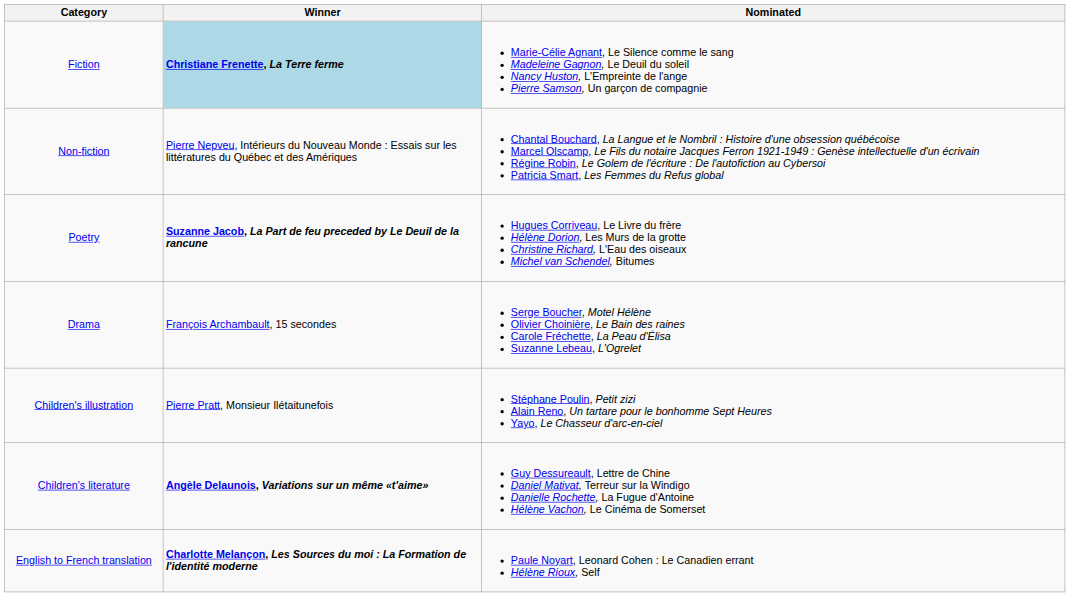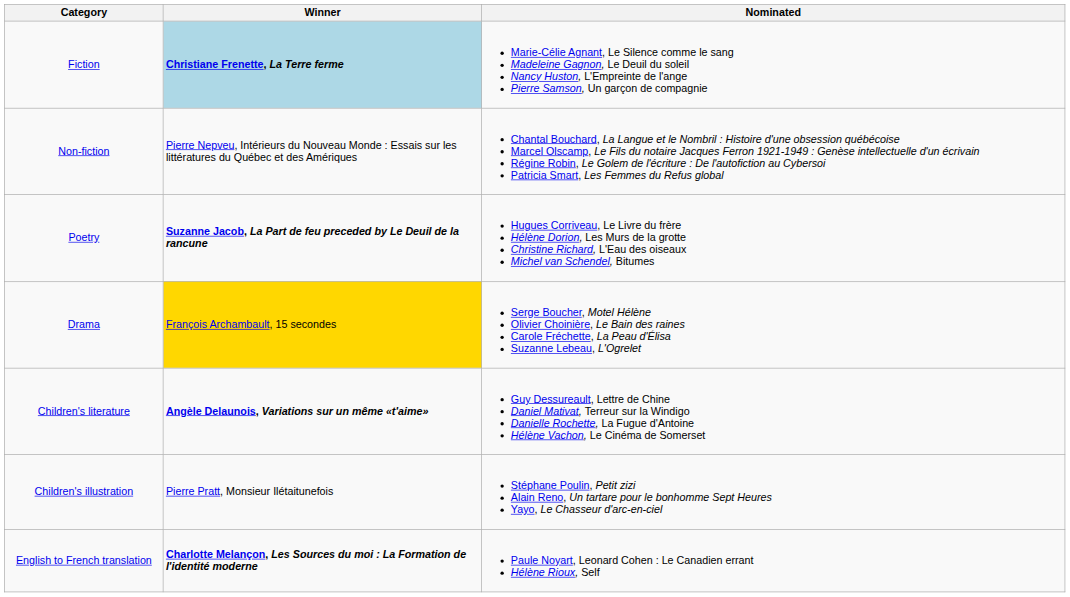(251, 324) no background -> (251, 324) gold background
rows swapped: (84, 486) <-> (84, 405)
